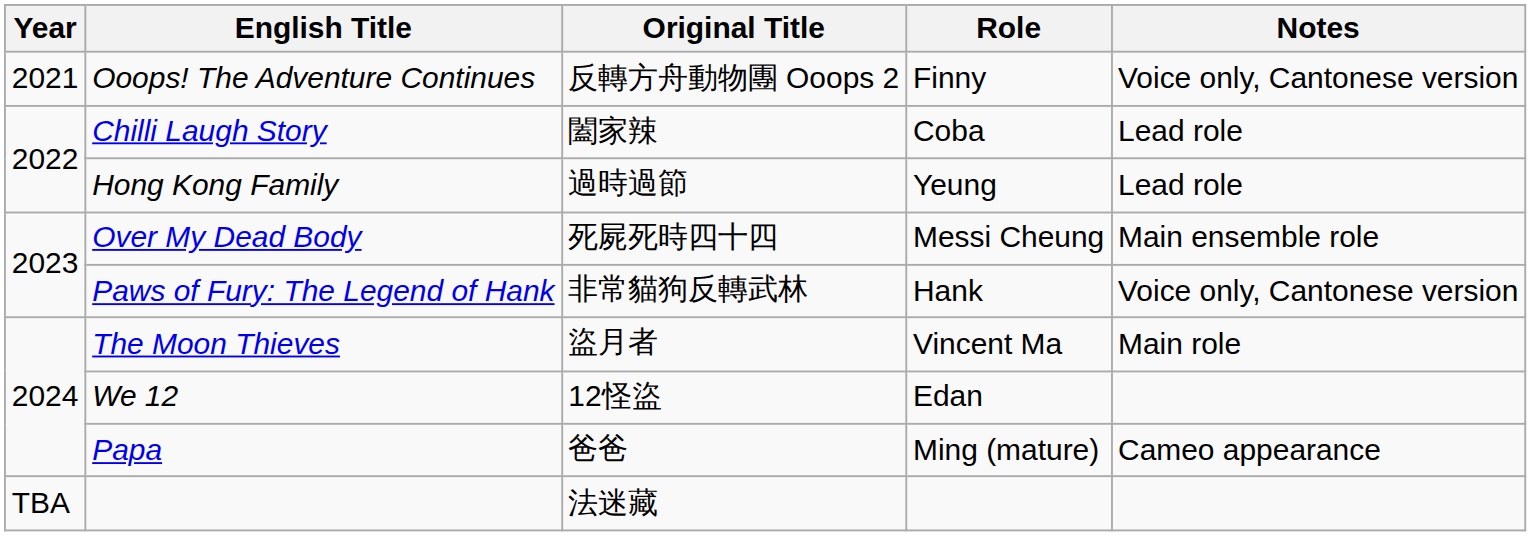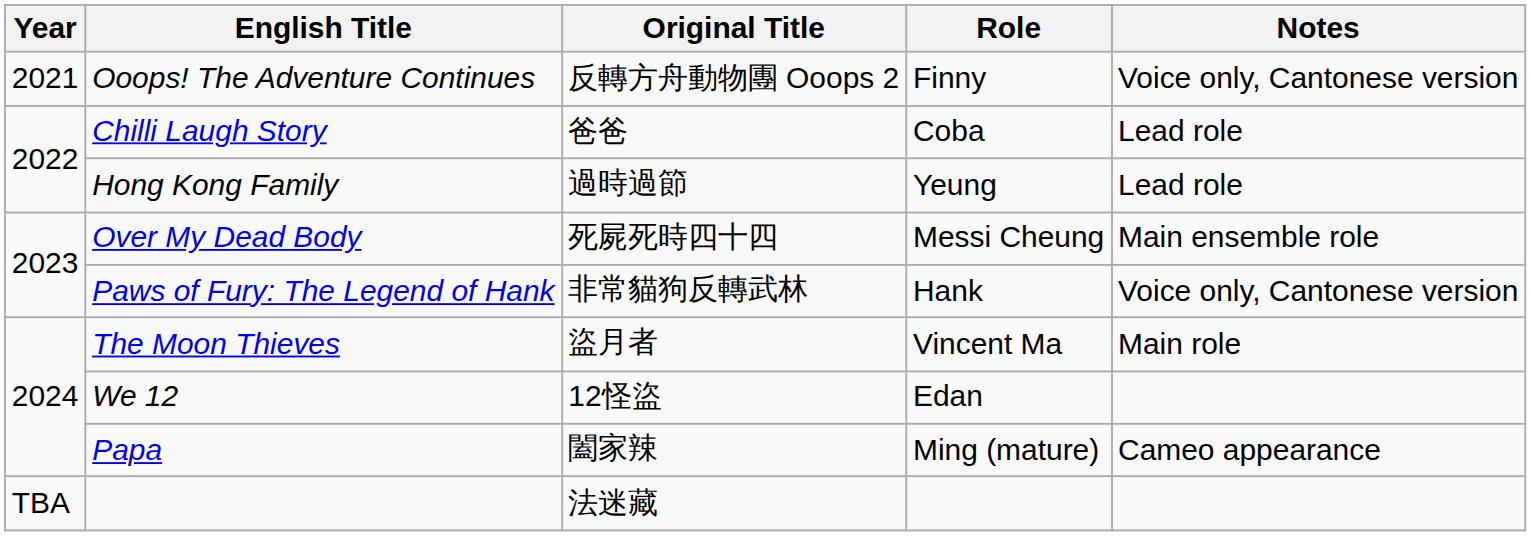(613, 130) 闔家辣 -> (598, 130) 爸爸
(598, 448) 爸爸 -> (613, 448) 闔家辣
